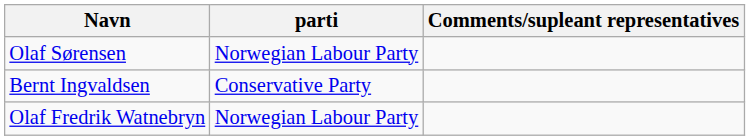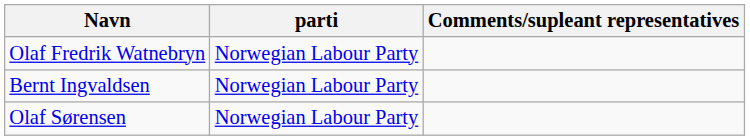rows swapped: (107, 118) <-> (68, 53)
(293, 85) Conservative Party -> (316, 85) Norwegian Labour Party
